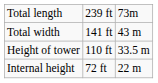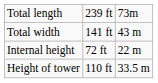rows swapped: (41, 68) <-> (43, 50)
